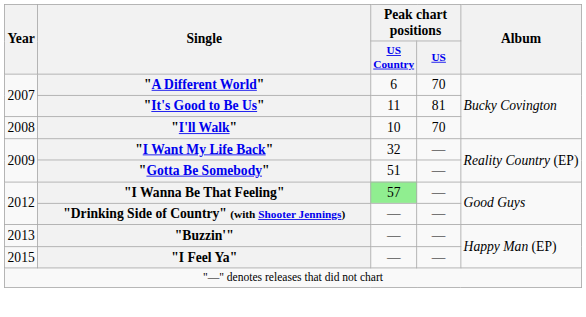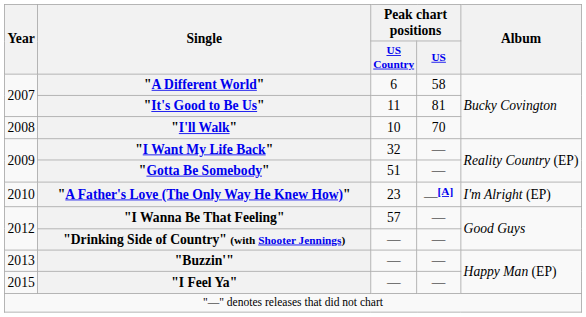(439, 84) 70 -> (439, 84) 58
+ row: (204, 194)
(394, 192) lightgreen background -> (394, 217) no background
